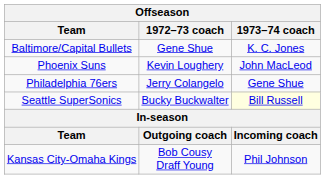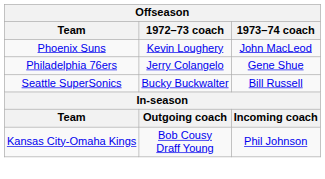- row: (72, 48)
(276, 100) lightyellow background -> (276, 83) no background
